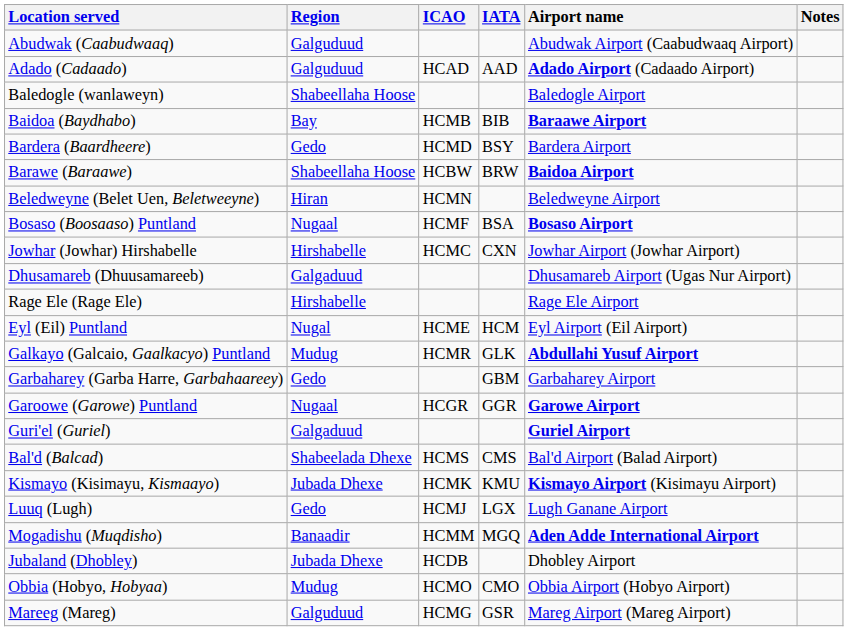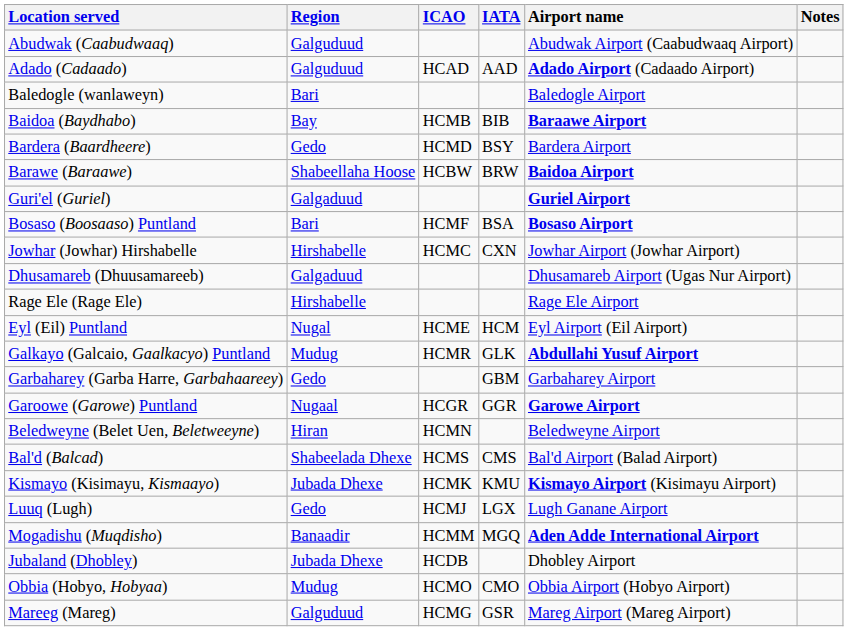(353, 95) Shabeellaha Hoose -> (305, 95) Bari
rows swapped: (134, 198) <-> (59, 431)
(314, 224) Nugaal -> (305, 224) Bari
